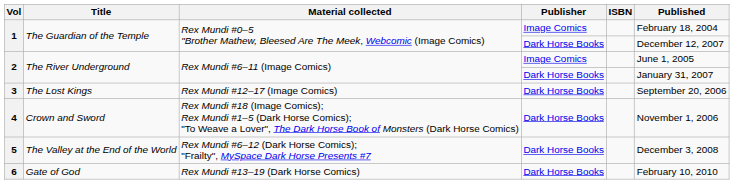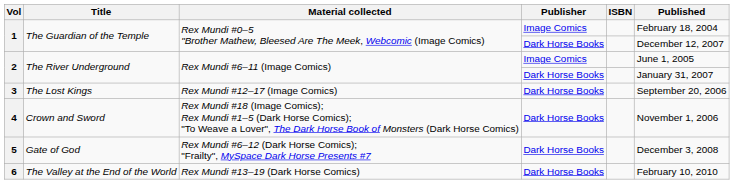(101, 150) The Valley at the End of the World -> (53, 150) Gate of God
(53, 171) Gate of God -> (101, 171) The Valley at the End of the World
